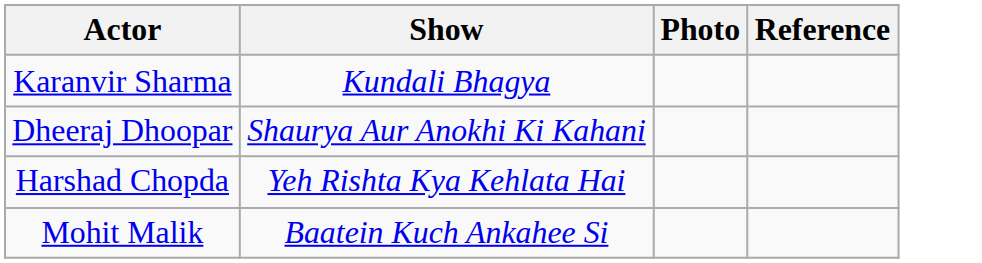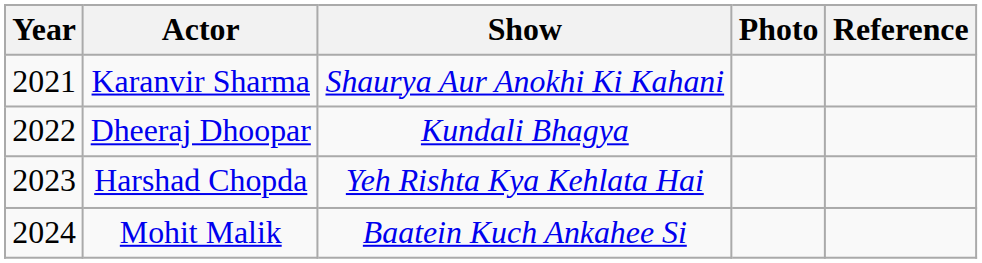+ column: (44, 29)
(446, 80) Kundali Bhagya -> (525, 80) Shaurya Aur Anokhi Ki Kahani
(446, 130) Shaurya Aur Anokhi Ki Kahani -> (525, 130) Kundali Bhagya
